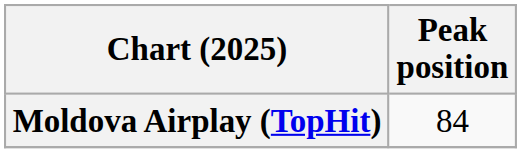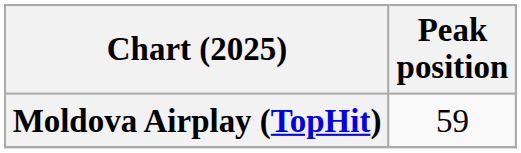(452, 119) 84 -> (452, 119) 59
